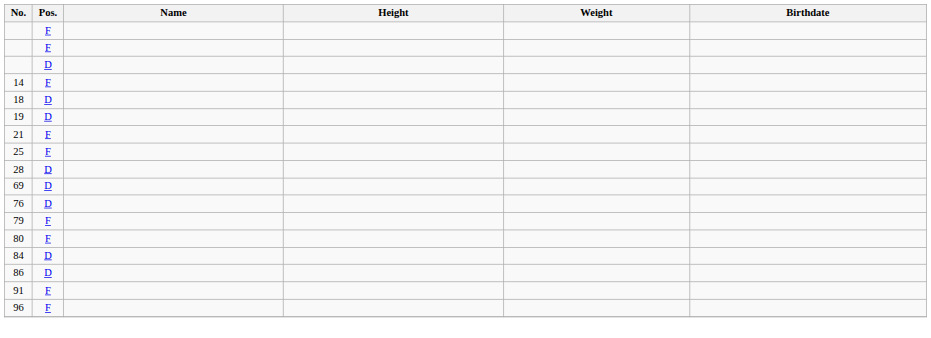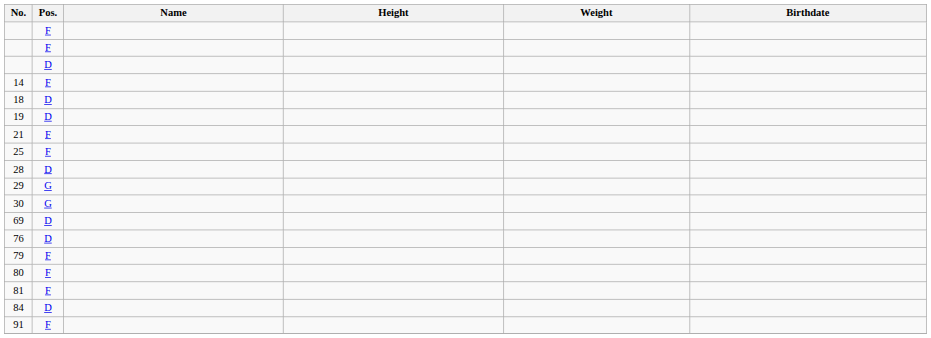+ row: (18, 186)
+ row: (18, 204)
+ row: (18, 290)
- row: (18, 273)
- row: (18, 308)
